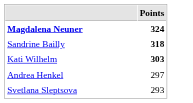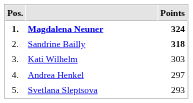+ column: (15, 12)
(157, 59) bold -> (178, 59) normal
